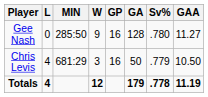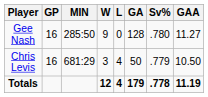columns swapped: (115, 12) <-> (47, 12)
